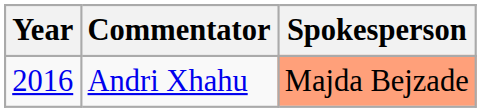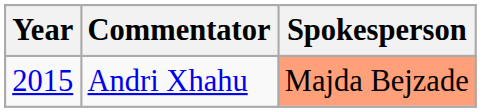(43, 80) 2016 -> (43, 80) 2015
